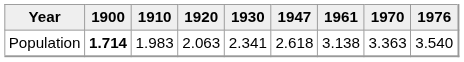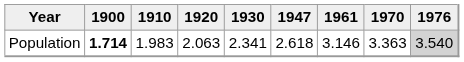(341, 42) 3.138 -> (341, 42) 3.146
(434, 42) no background -> (434, 42) lightgrey background
